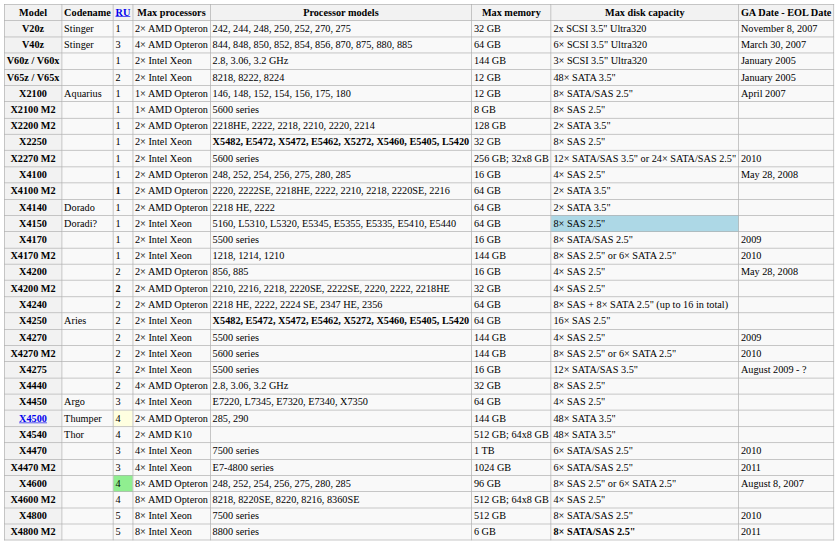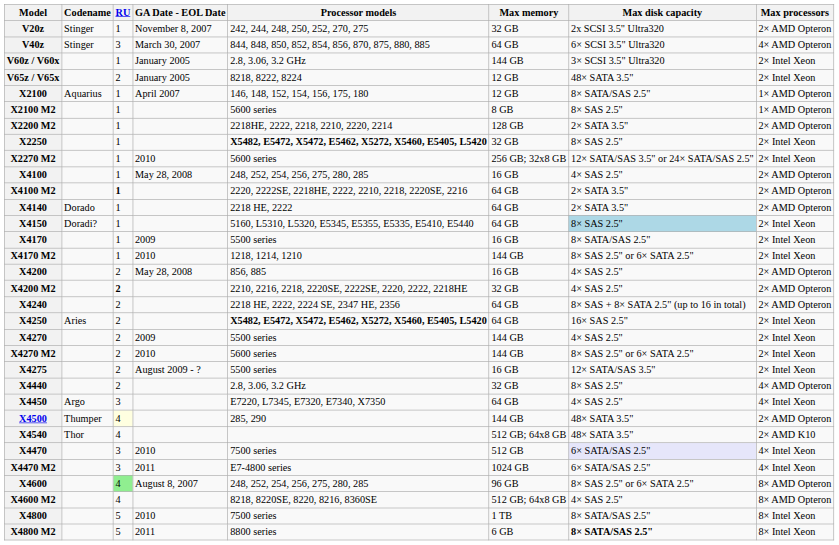columns swapped: (171, 12) <-> (786, 12)
(484, 451) 1 TB -> (508, 451) 512 GB
(593, 451) no background -> (611, 451) lavender background
(490, 516) 512 GB -> (502, 516) 1 TB
